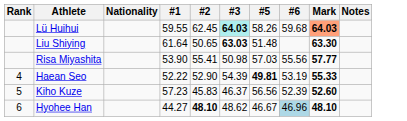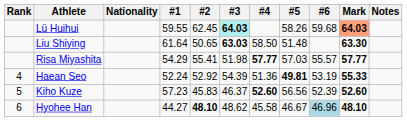+ column: (265, 12)
(175, 60) 53.90 -> (175, 60) 54.29
(235, 60) 50.98 -> (235, 60) 51.98
(294, 60) 55.56 -> (324, 60) 55.57
(175, 76) 52.22 -> (175, 76) 52.24
(205, 76) 52.90 -> (205, 76) 52.92
